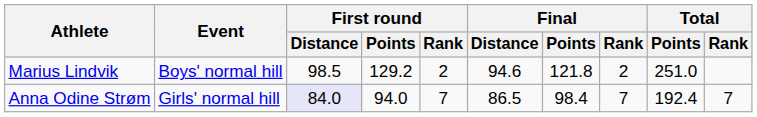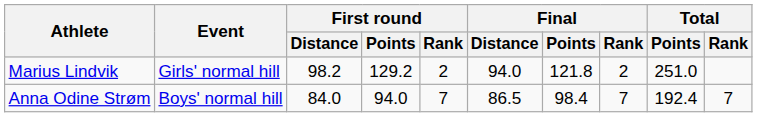(221, 71) Boys' normal hill -> (219, 71) Girls' normal hill
(324, 71) 98.5 -> (324, 71) 98.2
(505, 71) 94.6 -> (505, 71) 94.0
(219, 98) Girls' normal hill -> (221, 98) Boys' normal hill
(324, 98) lavender background -> (324, 98) no background
